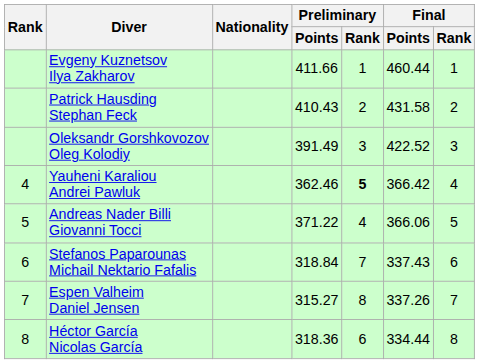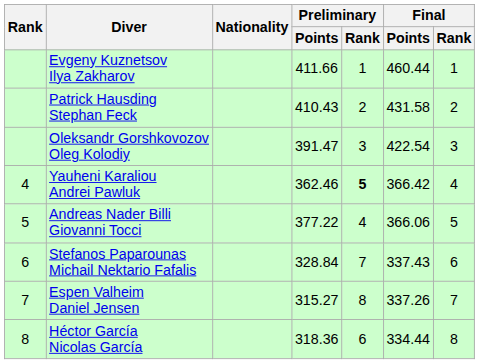(317, 146) 391.49 -> (317, 146) 391.47
(408, 146) 422.52 -> (408, 146) 422.54
(317, 223) 371.22 -> (317, 223) 377.22
(317, 261) 318.84 -> (317, 261) 328.84
